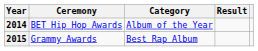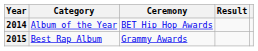columns swapped: (76, 11) <-> (170, 11)
